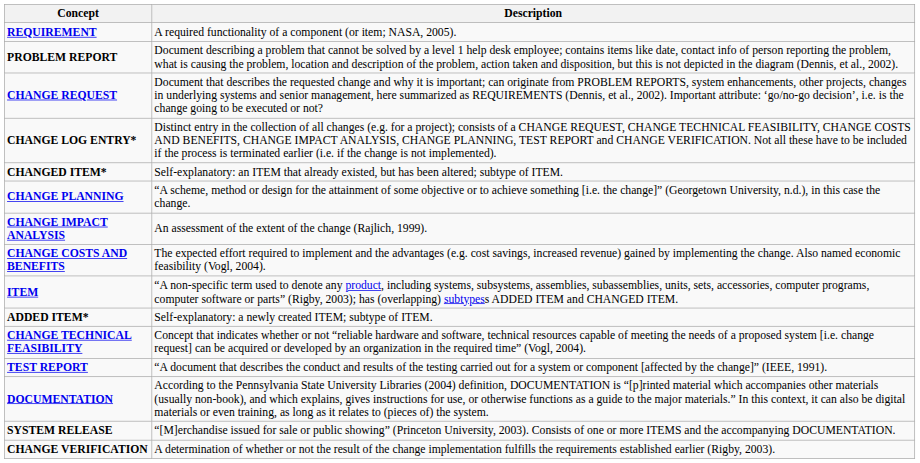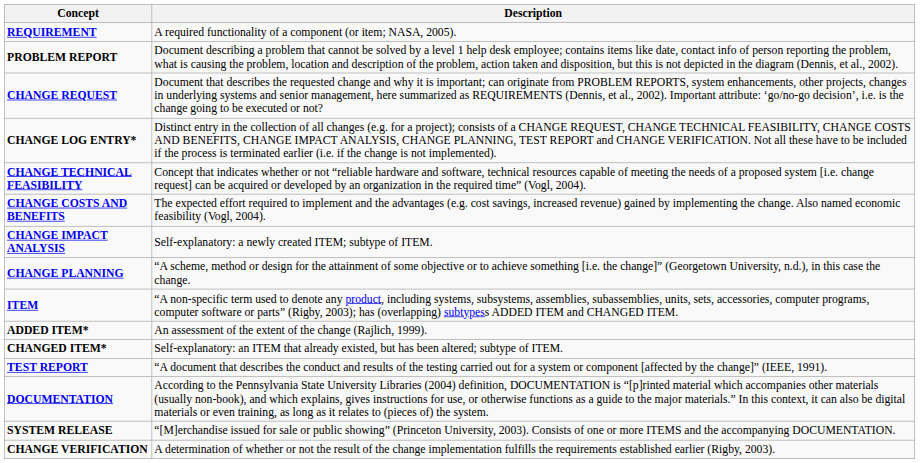rows swapped: (69, 342) <-> (57, 172)
rows swapped: (67, 260) <-> (65, 197)
(291, 228) An assessment of the extent of the change (Rajlich, 1999). -> (294, 241) Self-explanatory: a newly created ITEM; subtype of ITEM.
(294, 317) Self-explanatory: a newly created ITEM; subtype of ITEM. -> (291, 330) An assessment of the extent of the change (Rajlich, 1999).
